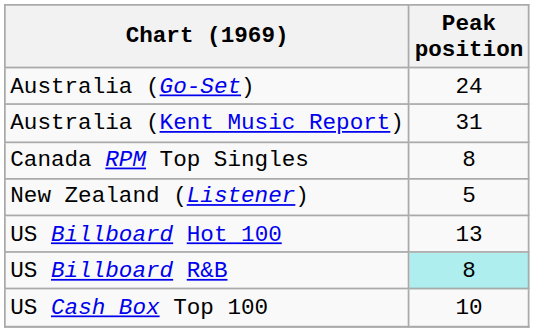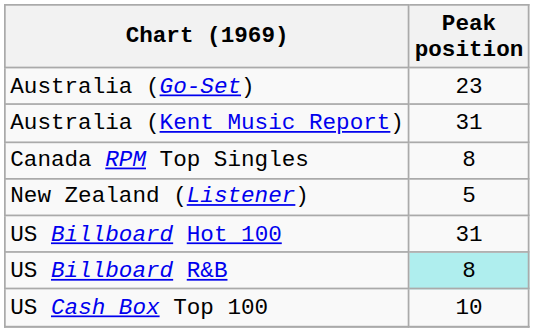(469, 86) 24 -> (469, 86) 23
(469, 234) 13 -> (469, 234) 31
